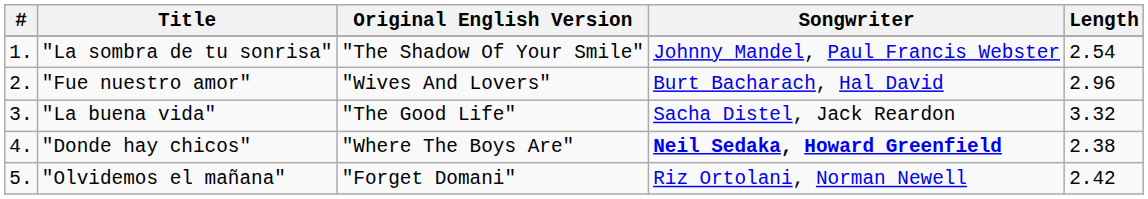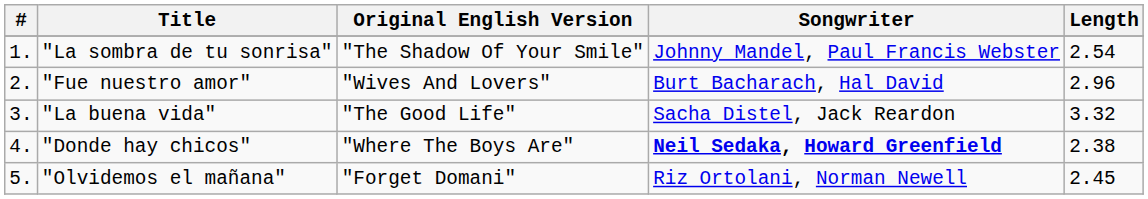(1092, 178) 2.42 -> (1092, 178) 2.45
